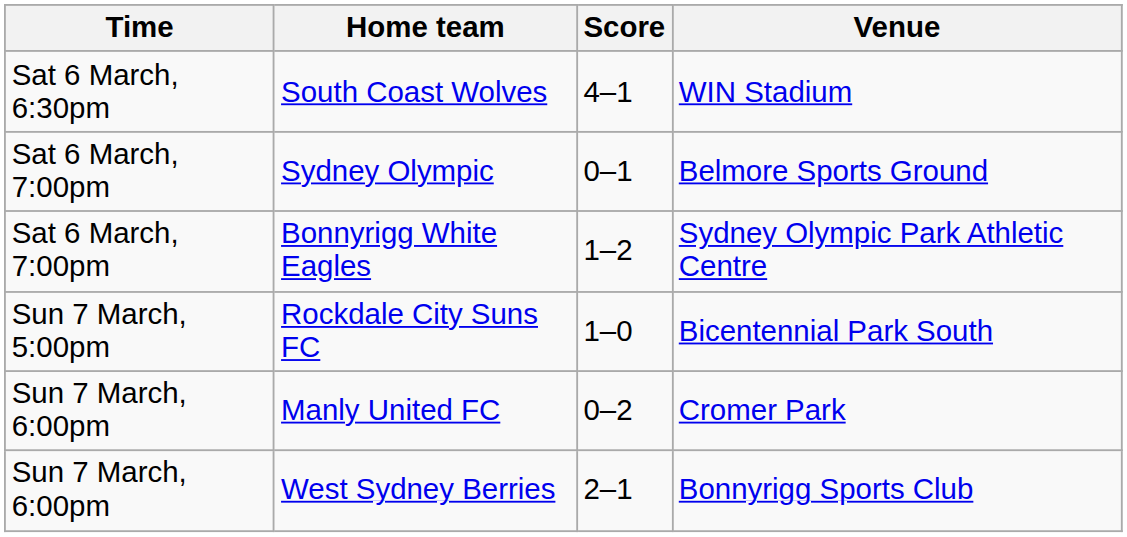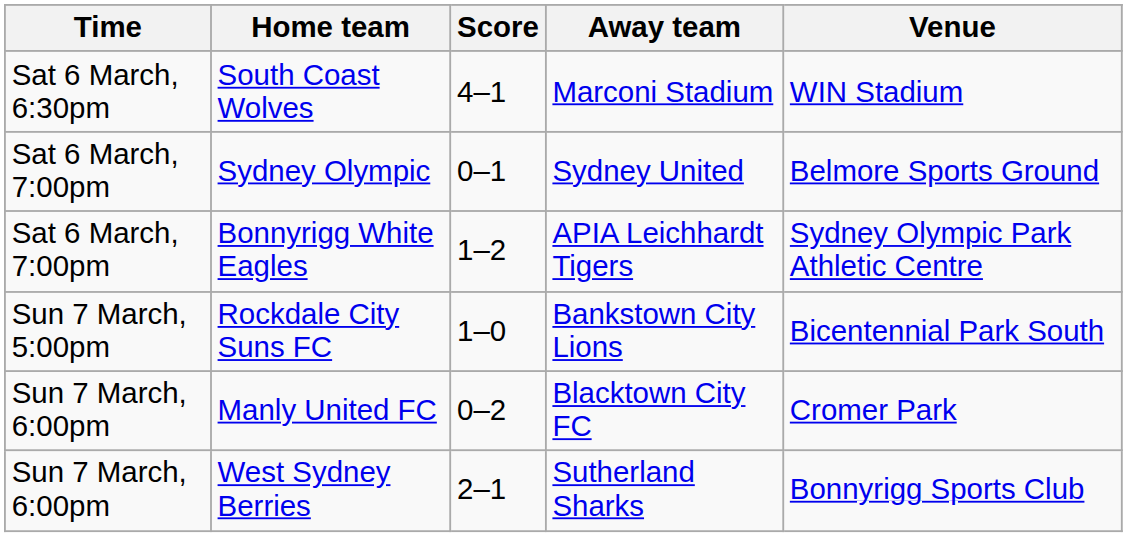+ column: (664, 27)
